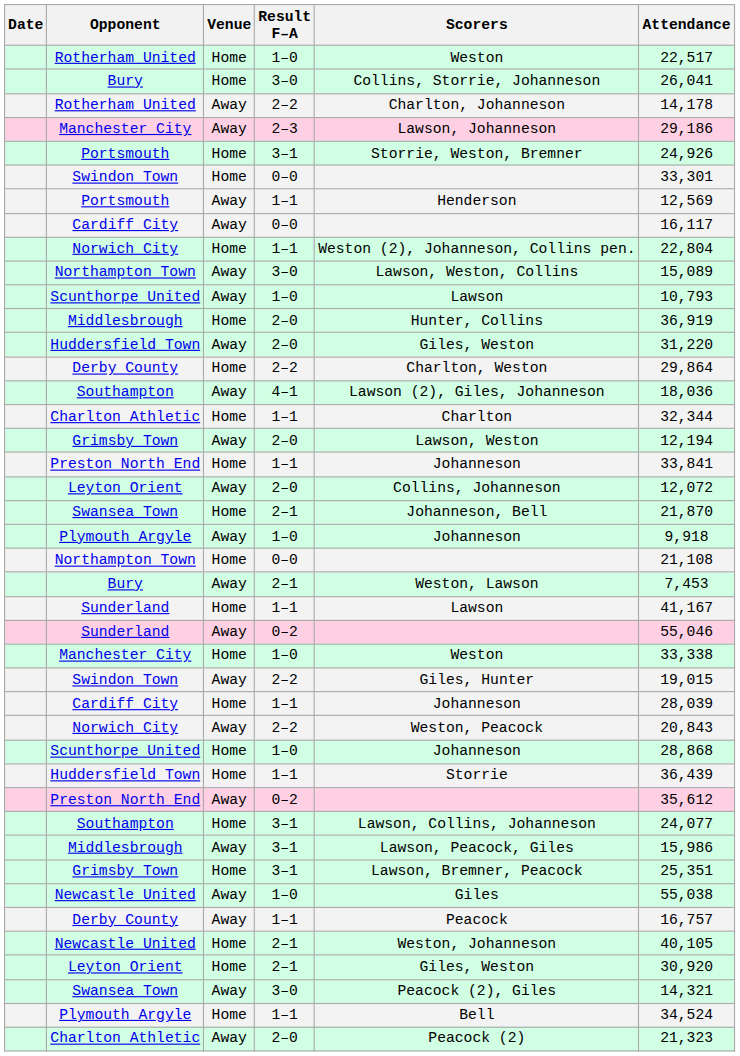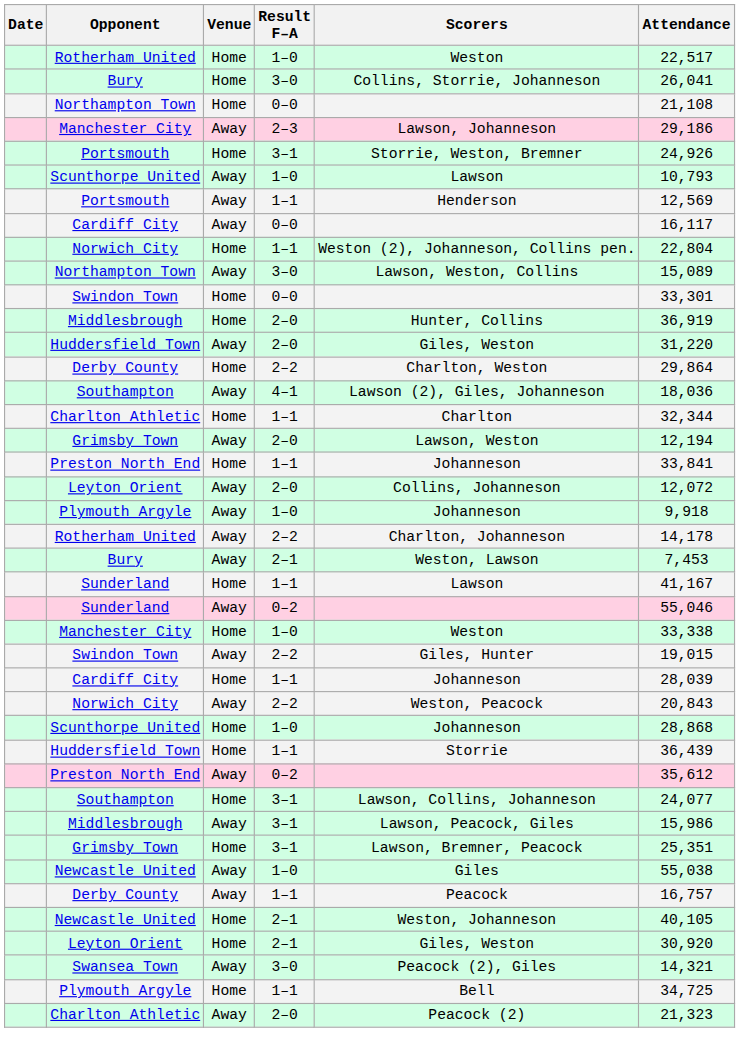rows swapped: (125, 105) <-> (125, 560)
rows swapped: (125, 177) <-> (125, 297)
- row: (125, 512)
(687, 1015) 34,524 -> (687, 991) 34,725
